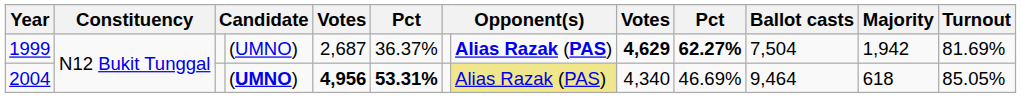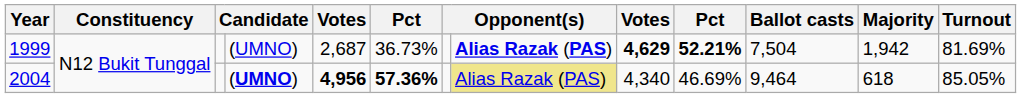(406, 49) 36.37% -> (406, 49) 36.73%
(710, 49) 62.27% -> (710, 49) 52.21%
(406, 78) 53.31% -> (406, 78) 57.36%
